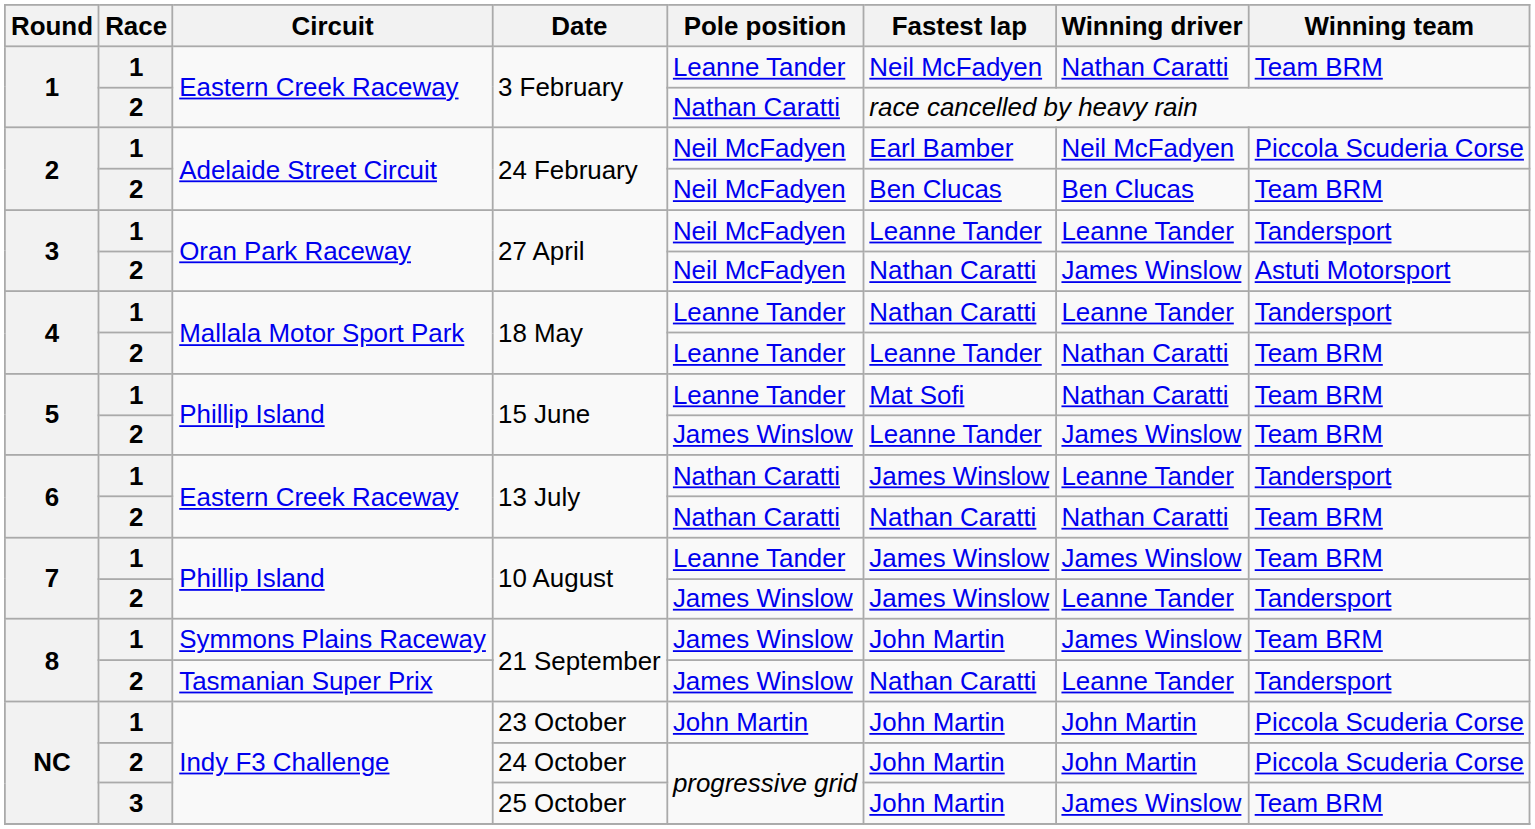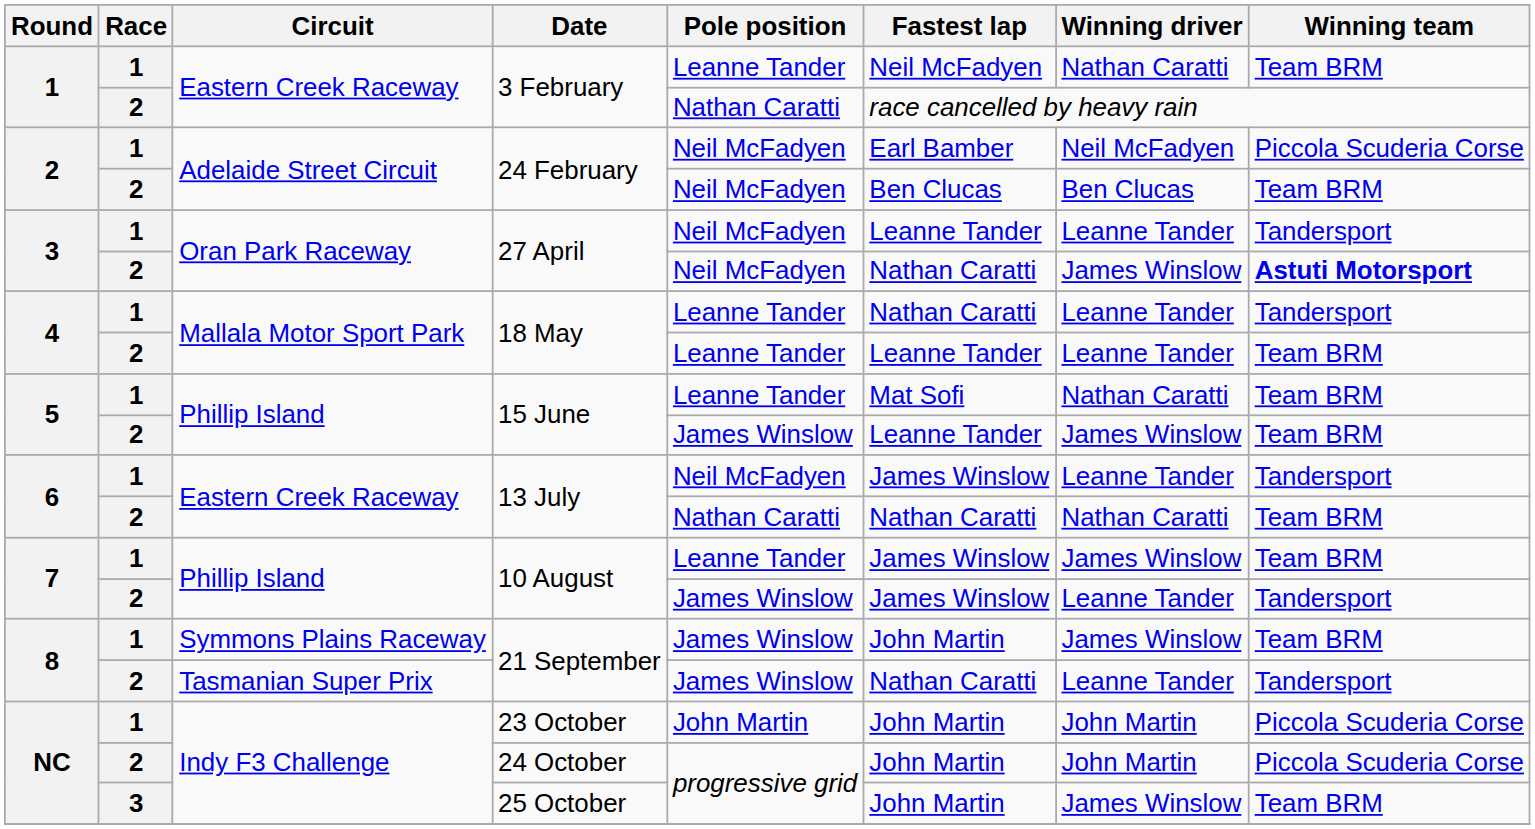(1353, 271) normal -> (1363, 271) bold
(1145, 353) Nathan Caratti -> (1148, 353) Leanne Tander
(756, 476) Nathan Caratti -> (759, 476) Neil McFadyen
